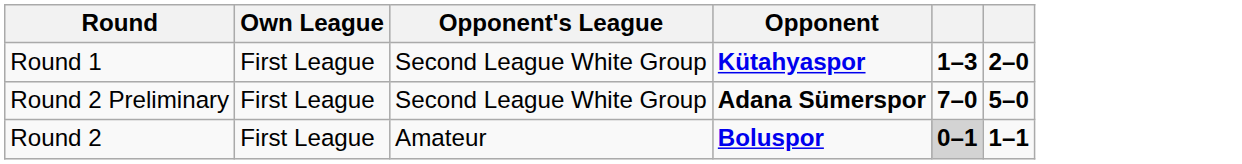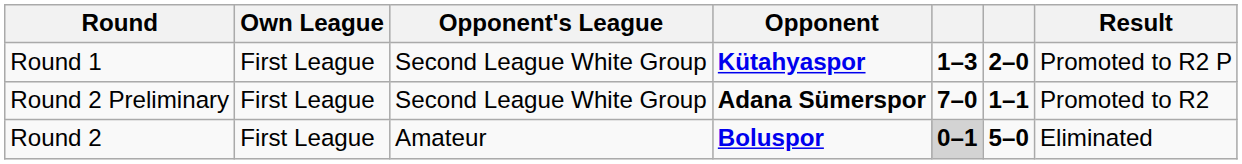+ column: (1136, 23)
(1009, 100) 5–0 -> (1009, 100) 1–1
(1009, 138) 1–1 -> (1009, 138) 5–0
